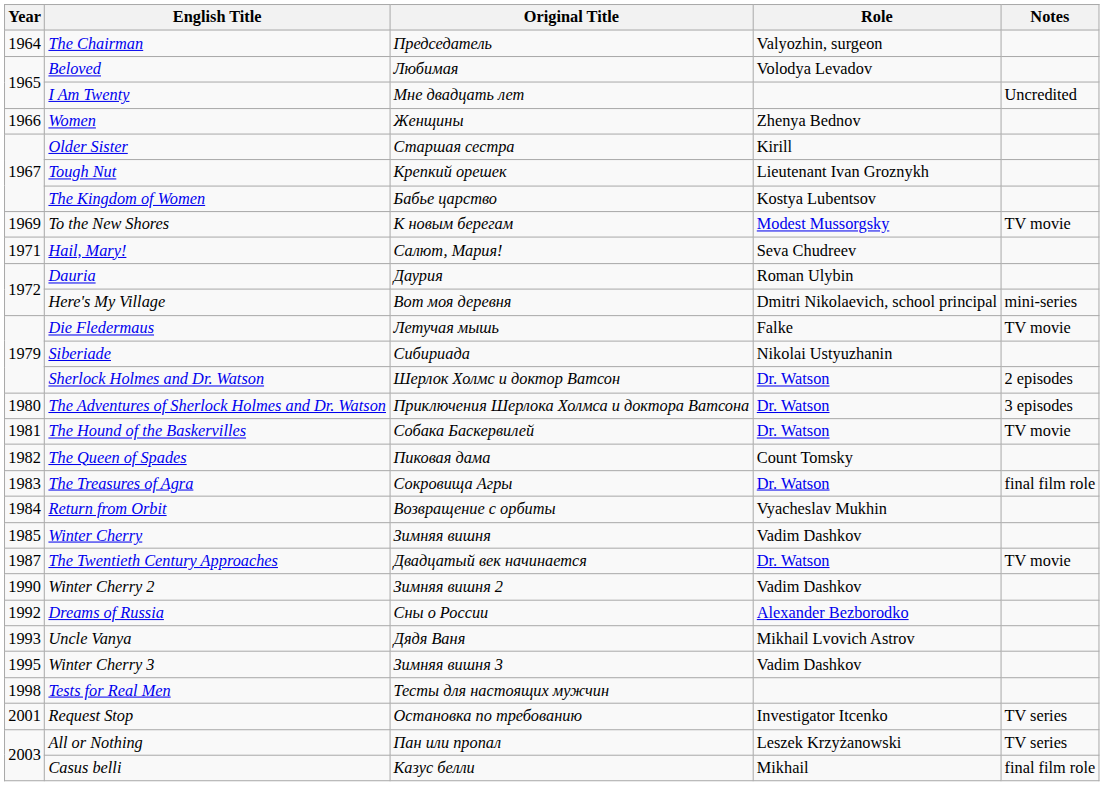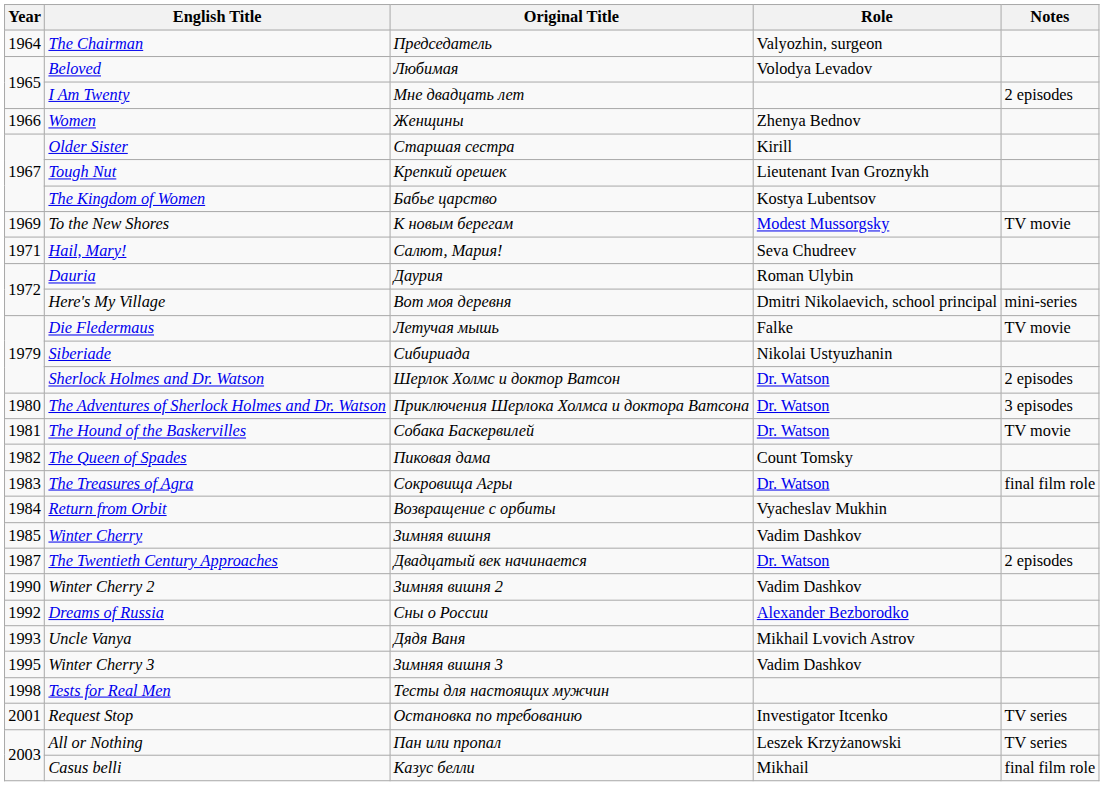(1041, 95) Uncredited -> (1039, 95) 2 episodes
(1038, 560) TV movie -> (1039, 560) 2 episodes
